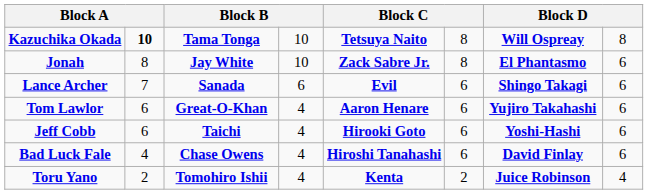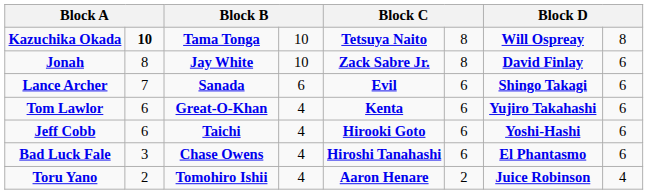(543, 62) El Phantasmo -> (543, 62) David Finlay
(384, 108) Aaron Henare -> (384, 108) Kenta
(145, 154) 4 -> (145, 154) 3
(543, 154) David Finlay -> (543, 154) El Phantasmo
(384, 177) Kenta -> (384, 177) Aaron Henare
